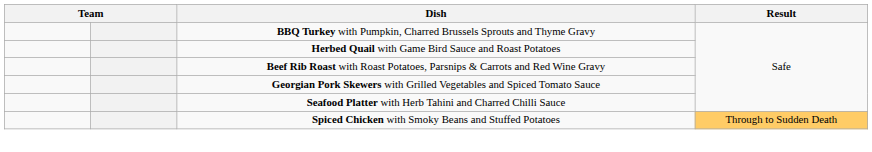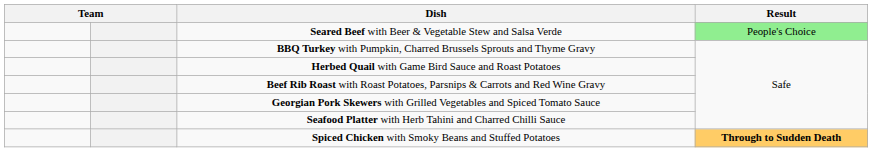+ row: (436, 31)
(781, 120) normal -> (781, 138) bold
